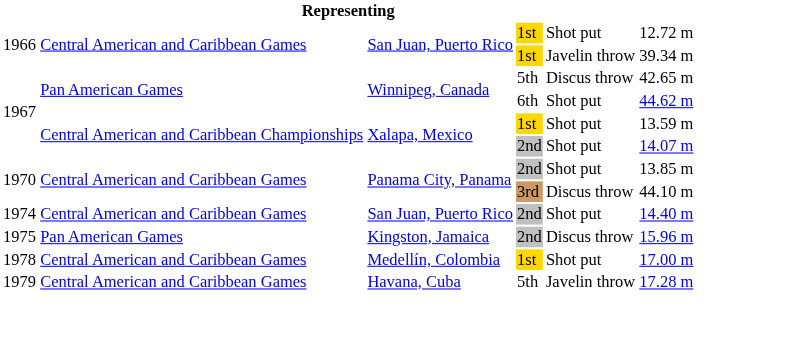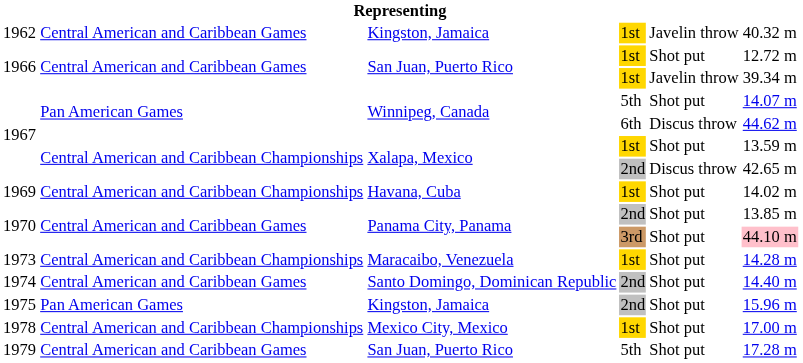+ row: (20, 33)
(590, 78) Discus throw -> (677, 100) Shot put
(666, 78) 42.65 m -> (770, 100) 14.07 m
(574, 100) Shot put -> (693, 123) Discus throw
(574, 146) Shot put -> (693, 168) Discus throw
(666, 146) 14.07 m -> (770, 168) 42.65 m
+ row: (20, 191)
(590, 191) Discus throw -> (677, 236) Shot put
(666, 191) no background -> (770, 236) pink background
+ row: (20, 259)
(440, 214) San Juan, Puerto Rico -> (492, 282) Santo Domingo, Dominican Republic
(590, 236) Discus throw -> (677, 304) Shot put
(173, 259) Central American and Caribbean Games -> (202, 327) Central American and Caribbean Championships
(434, 259) Medellín, Colombia -> (438, 327) Mexico City, Mexico
(414, 282) Havana, Cuba -> (440, 350) San Juan, Puerto Rico
(591, 282) Javelin throw -> (677, 350) Shot put
